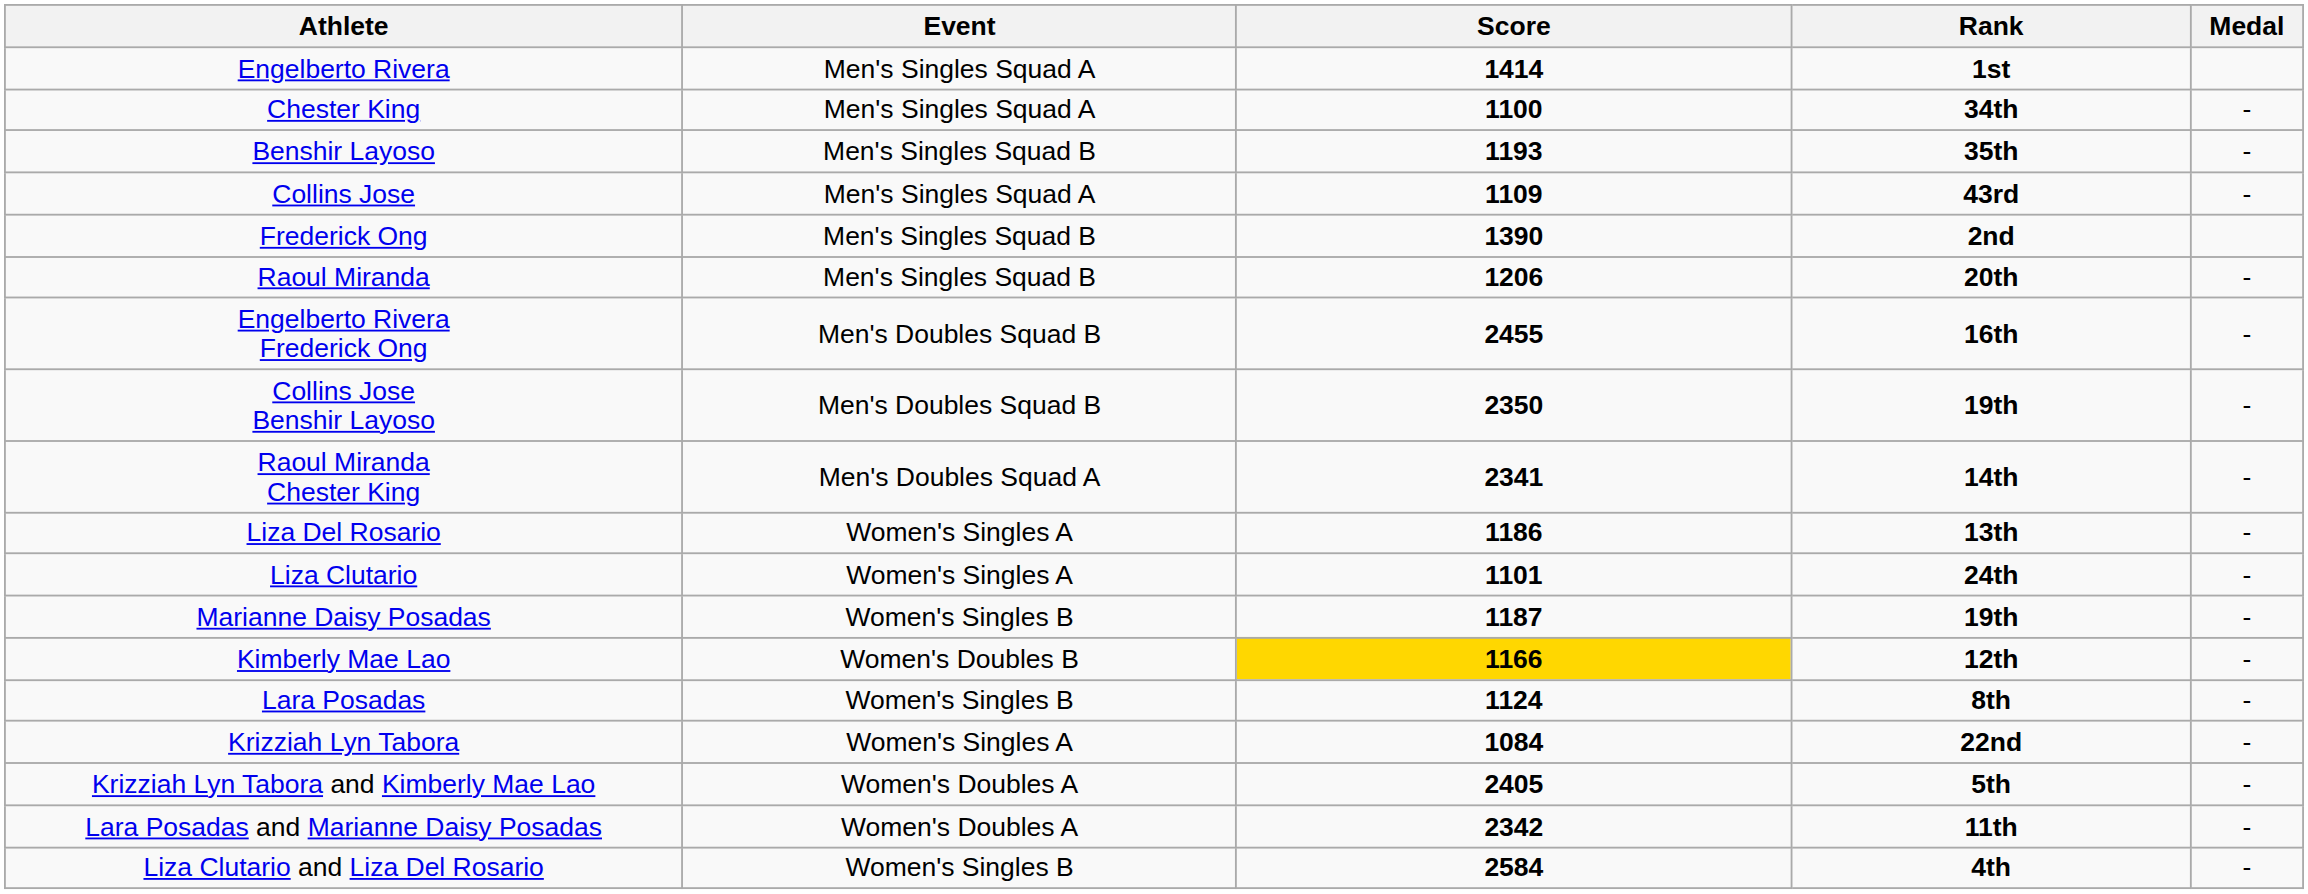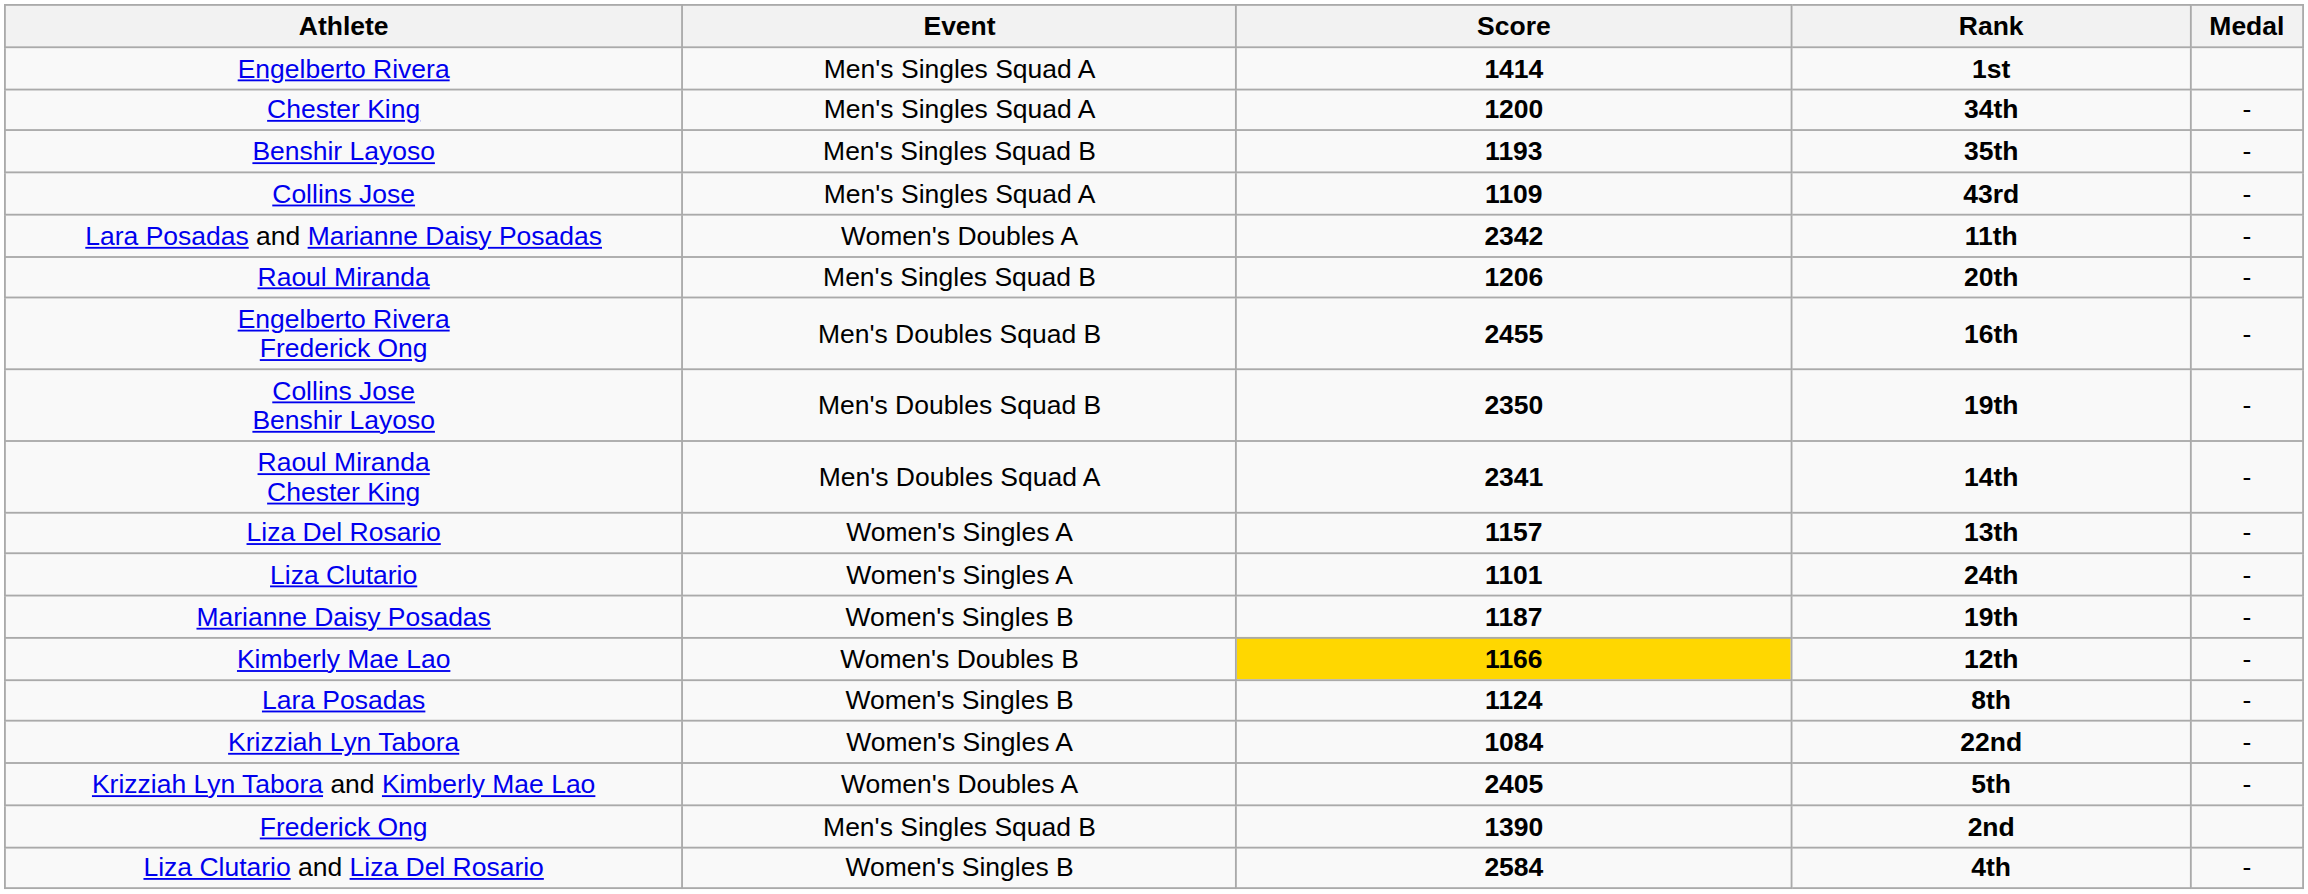(1514, 110) 1100 -> (1514, 110) 1200
rows swapped: (344, 236) <-> (344, 826)
(1514, 533) 1186 -> (1514, 533) 1157
